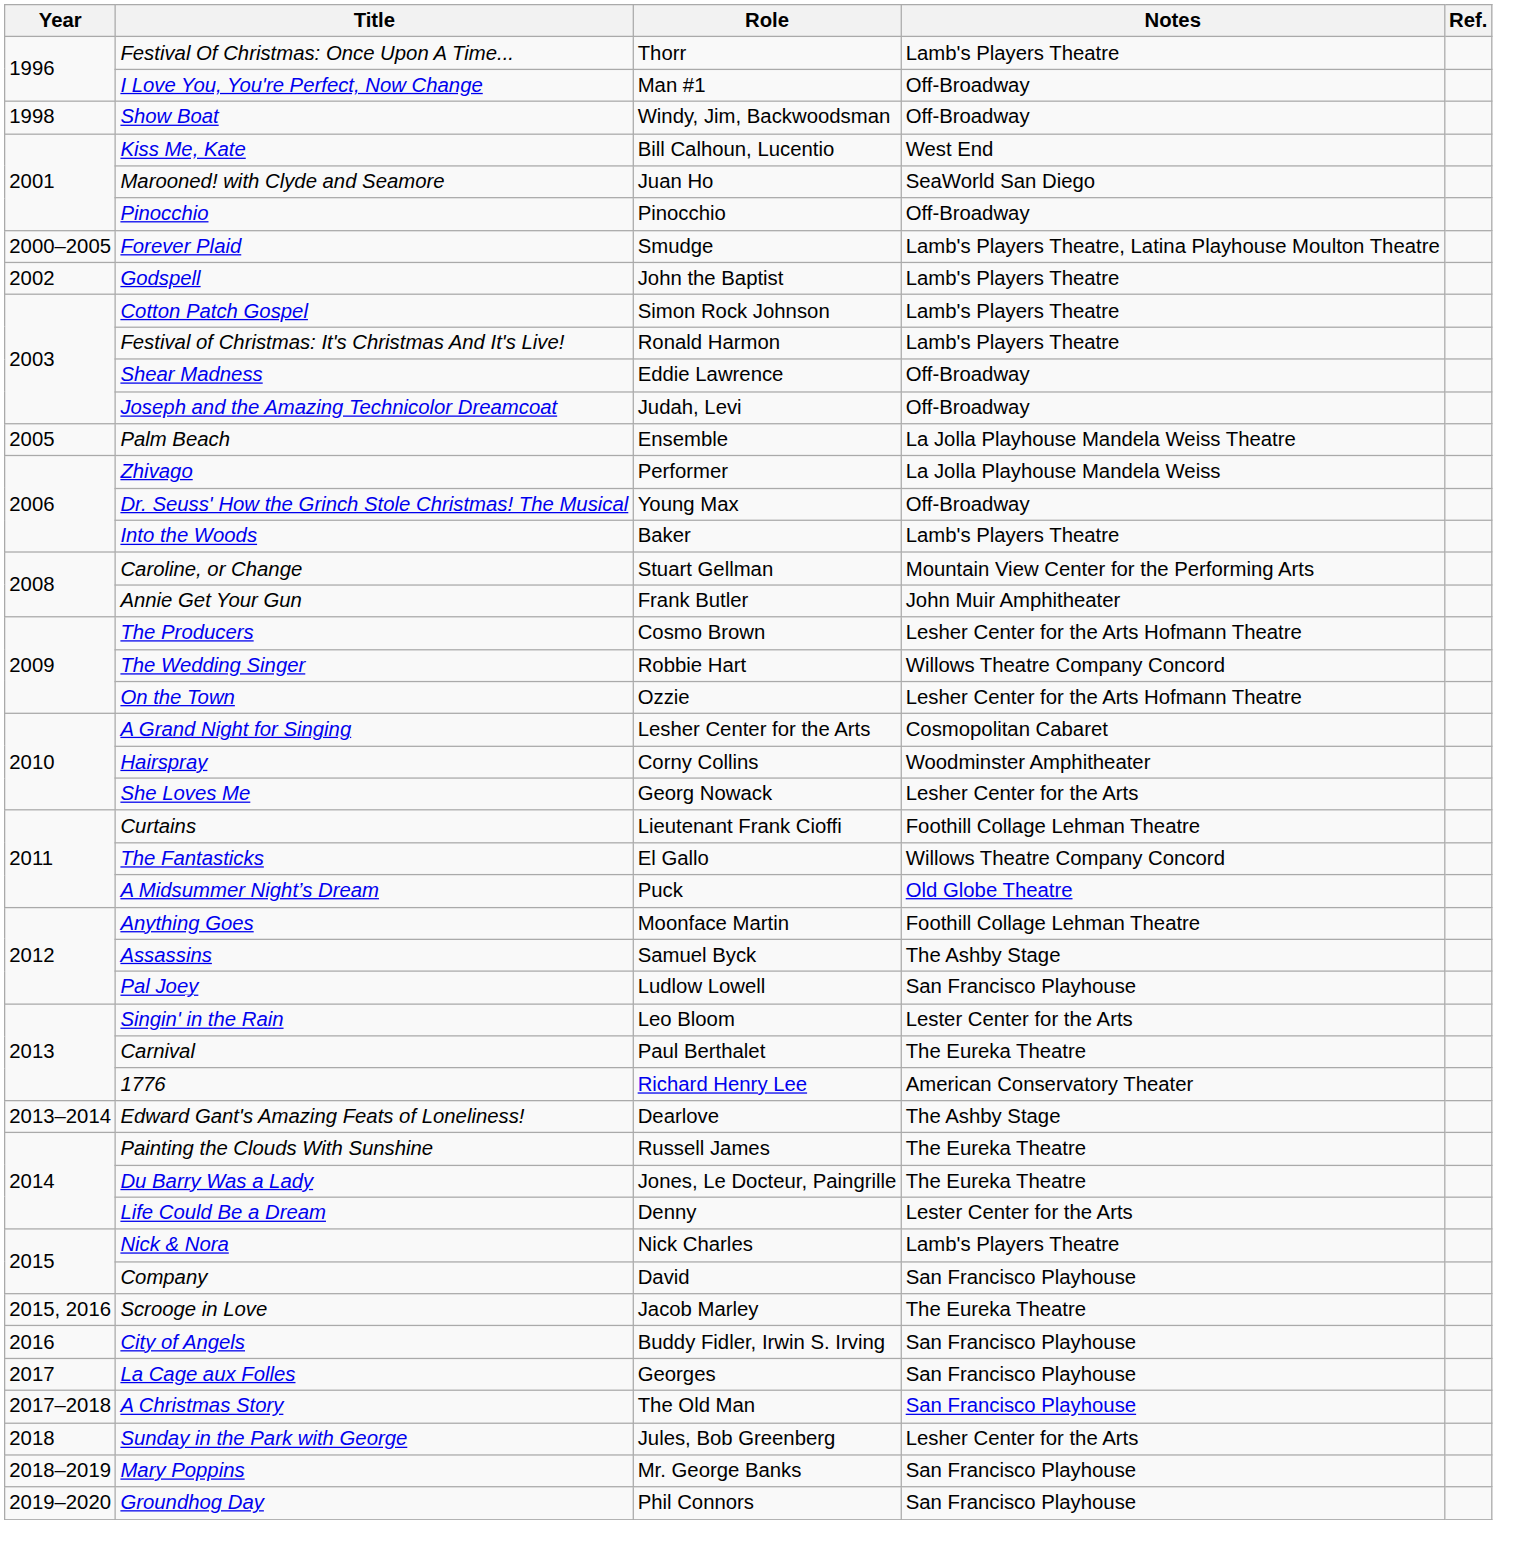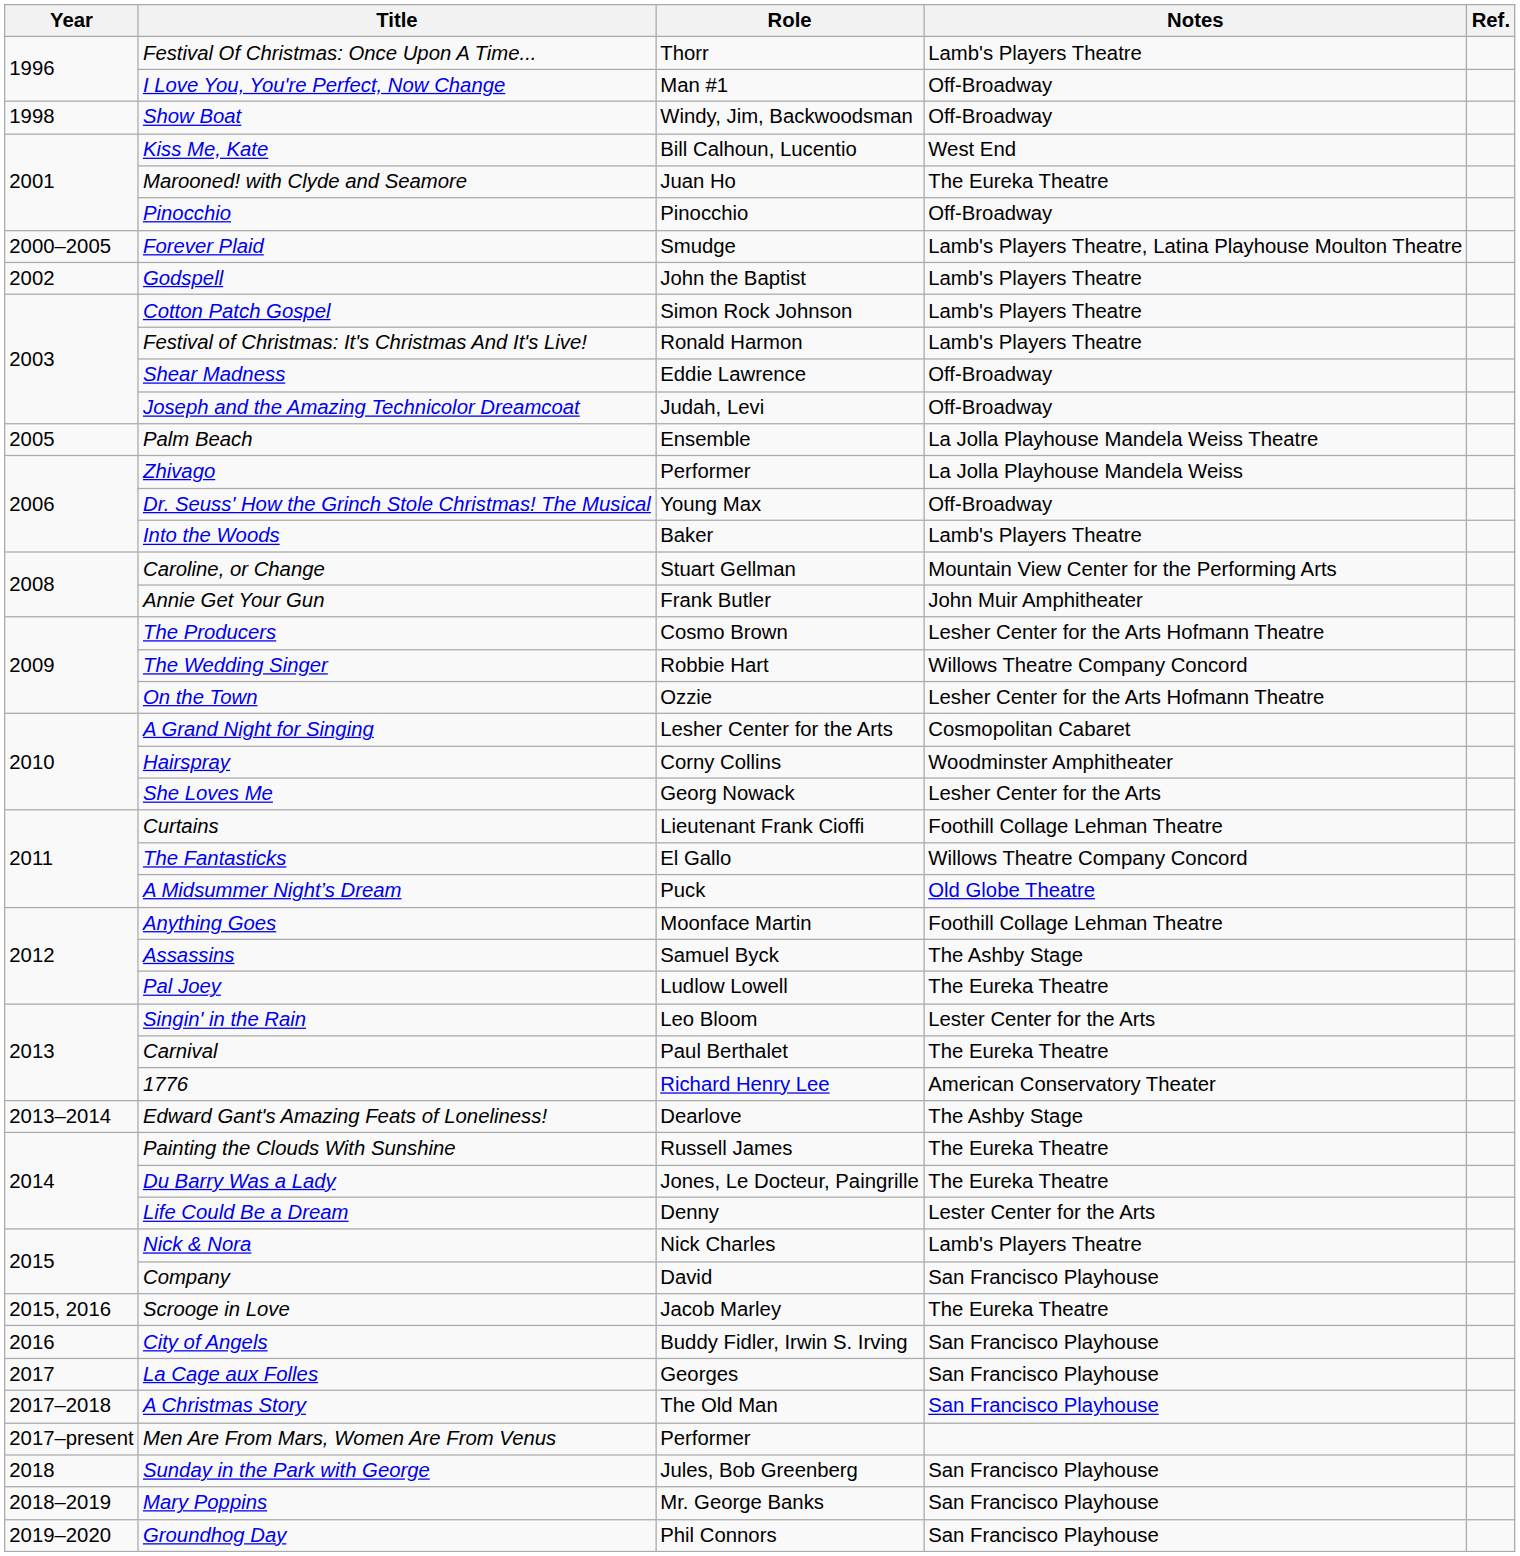(1000, 181) SeaWorld San Diego -> (1018, 181) The Eureka Theatre
(1021, 987) San Francisco Playhouse -> (1018, 987) The Eureka Theatre
+ row: (350, 1438)
(1022, 1438) Lesher Center for the Arts -> (1043, 1470) San Francisco Playhouse
